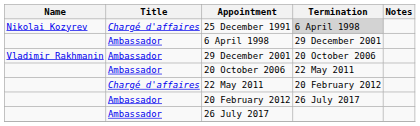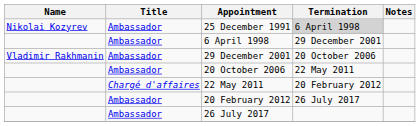(154, 26) Chargé d'affaires -> (135, 26) Ambassador
